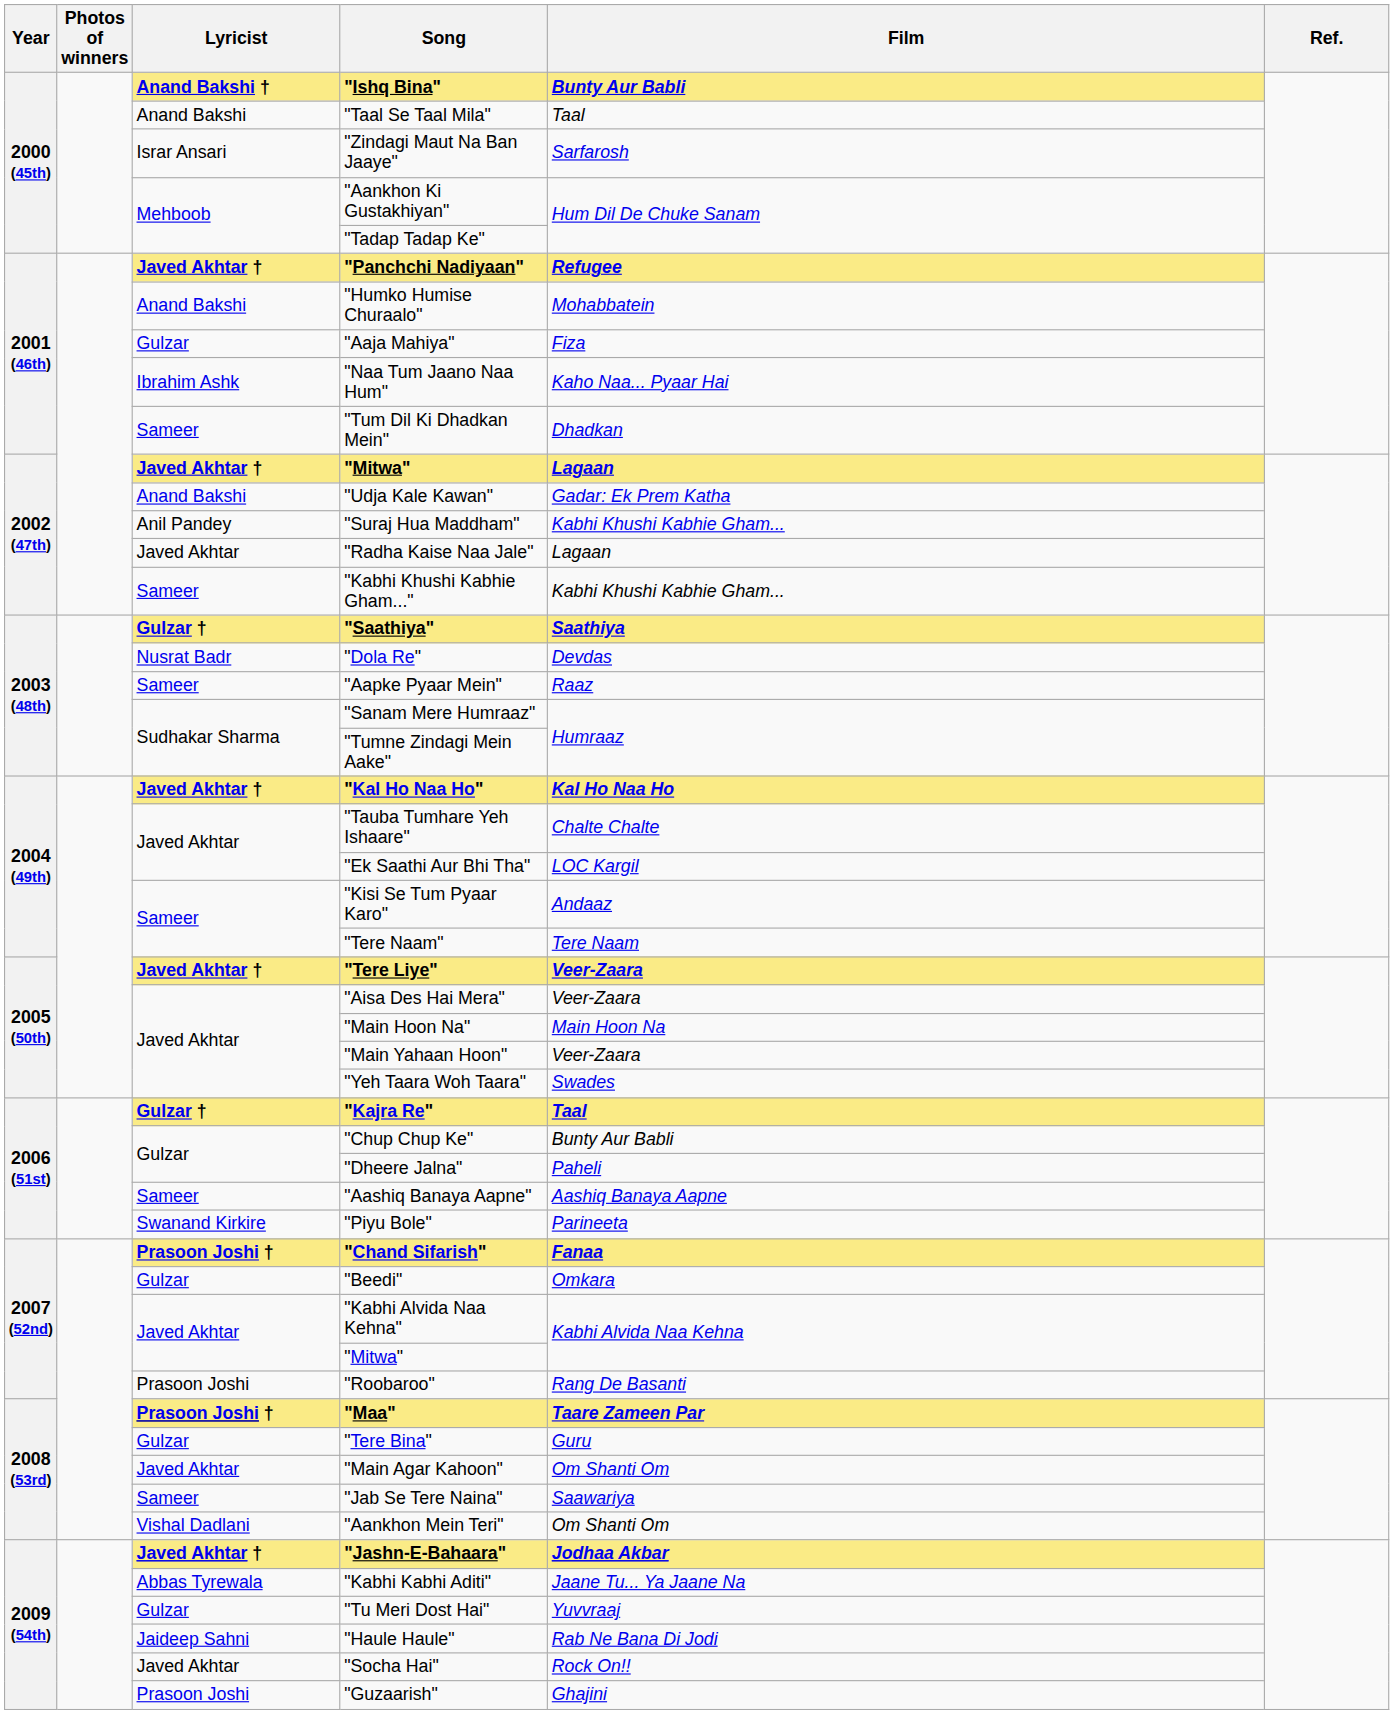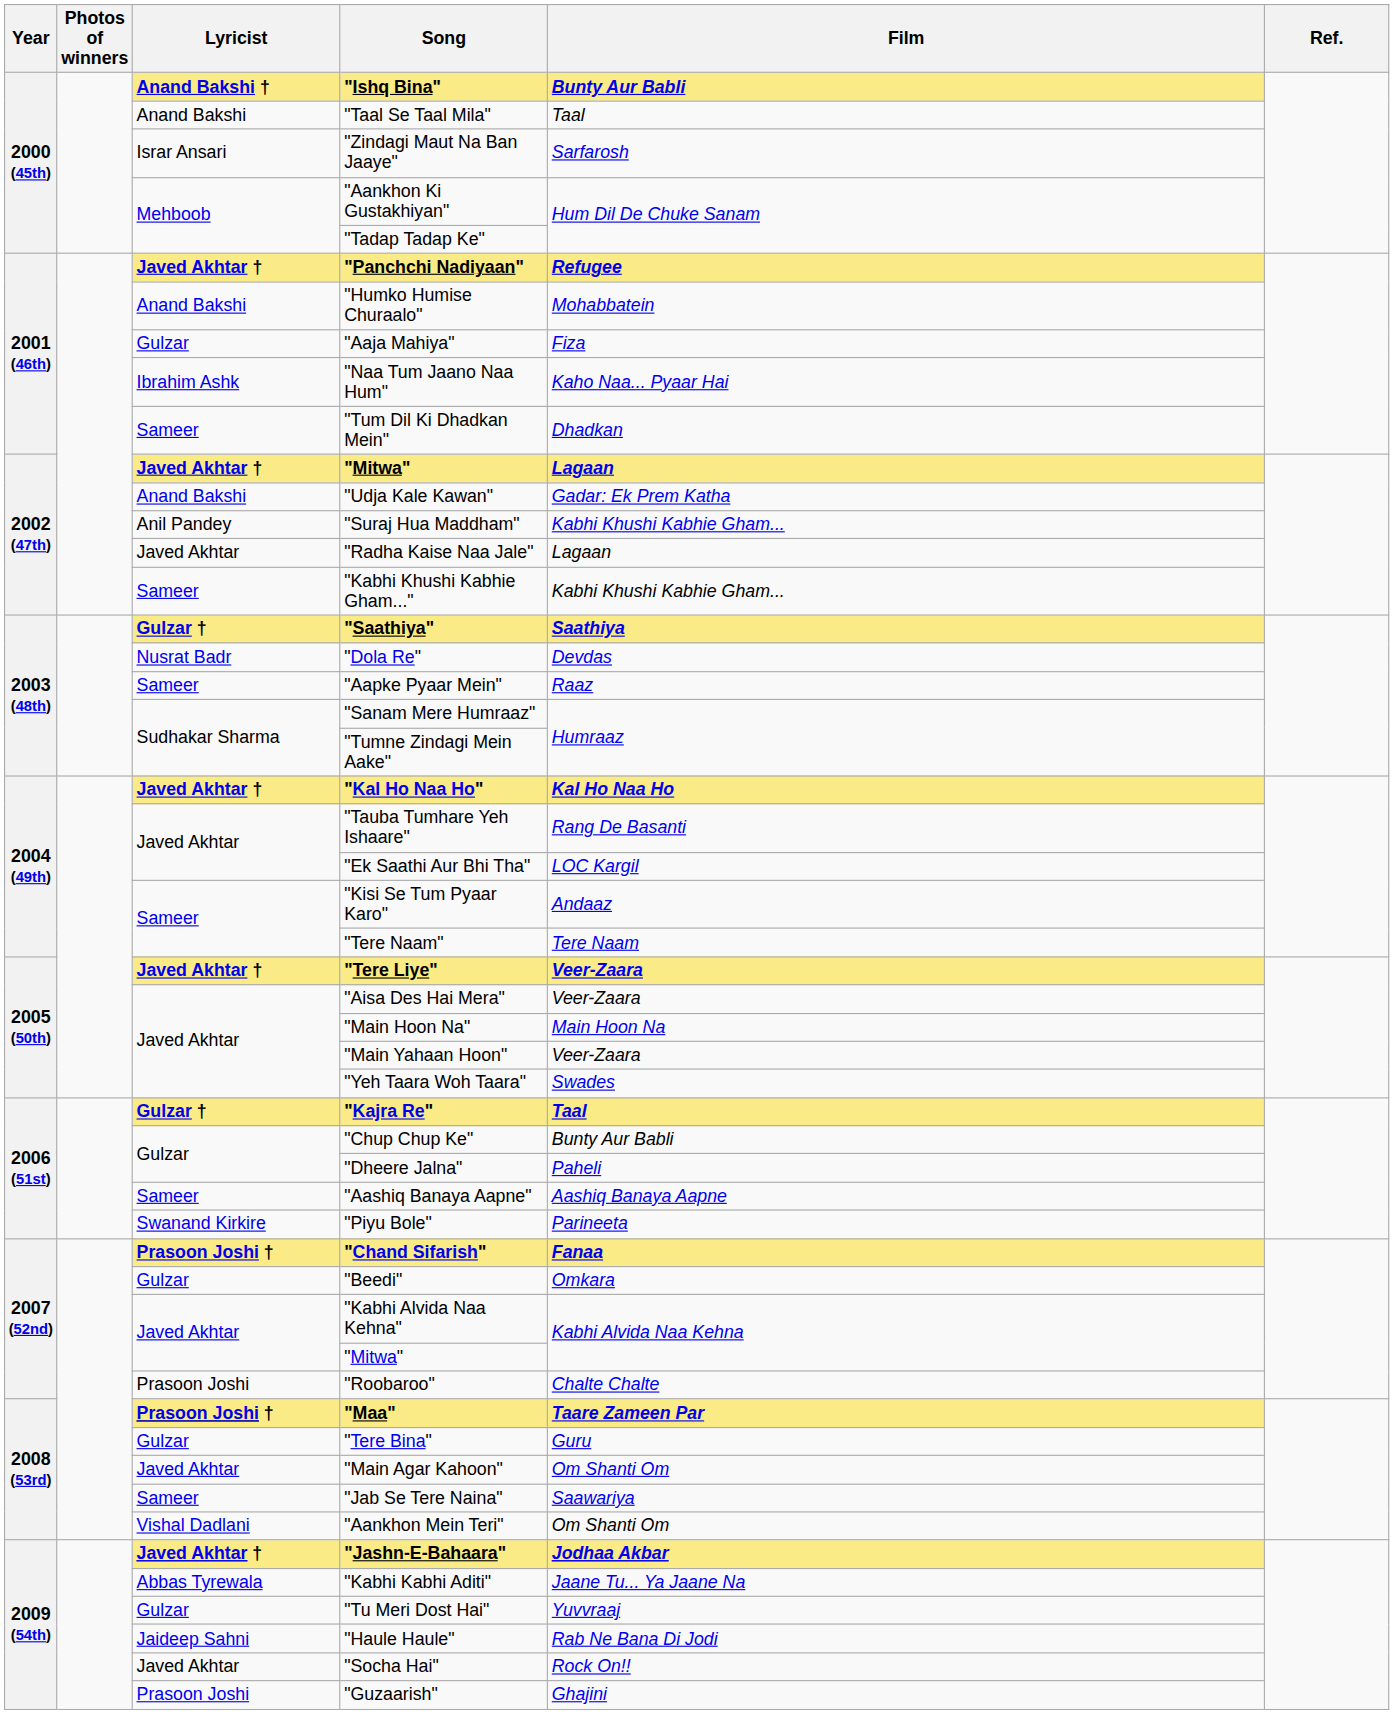(606, 828) Chalte Chalte -> (619, 828) Rang De Basanti
(619, 1384) Rang De Basanti -> (606, 1384) Chalte Chalte
